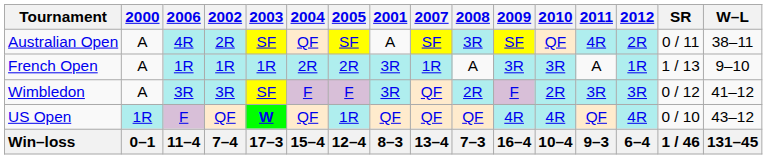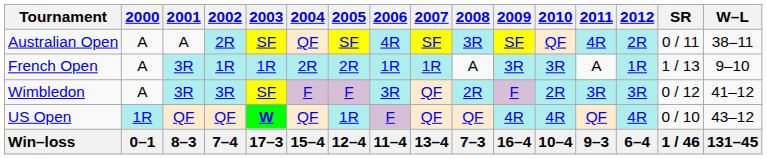columns swapped: (390, 16) <-> (184, 16)
